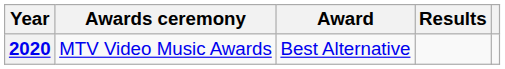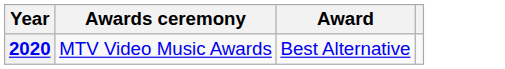- column: (453, 19)
